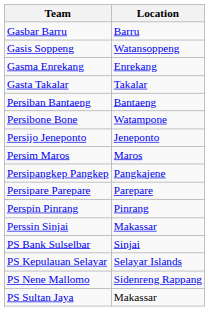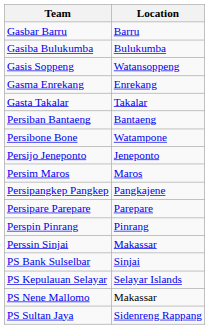+ row: (50, 48)
(158, 279) Sidenreng Rappang -> (135, 297) Makassar
(135, 297) Makassar -> (158, 315) Sidenreng Rappang
